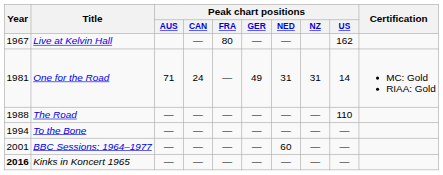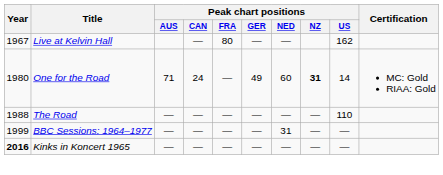(18, 78) 1981 -> (18, 78) 1980
(286, 78) 31 -> (286, 78) 60
(315, 78) normal -> (315, 78) bold
- row: (60, 130)
(18, 146) 2001 -> (18, 130) 1999
(286, 146) 60 -> (286, 130) 31
